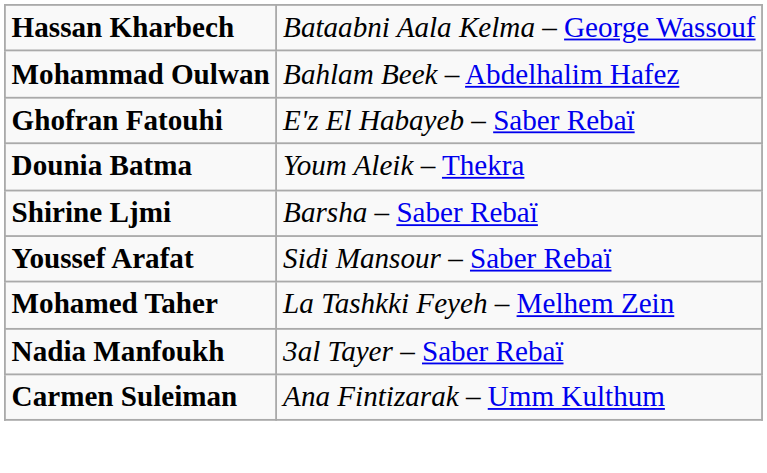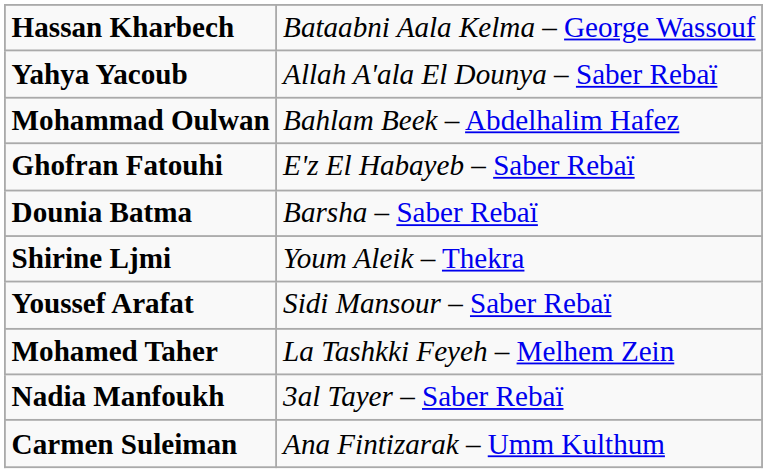+ row: (100, 73)
(404, 166) Youm Aleik – Thekra -> (410, 212) Barsha – Saber Rebaï
(410, 212) Barsha – Saber Rebaï -> (404, 258) Youm Aleik – Thekra
